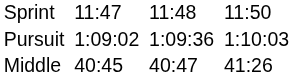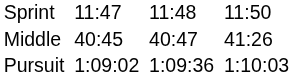rows swapped: (34, 39) <-> (32, 66)
